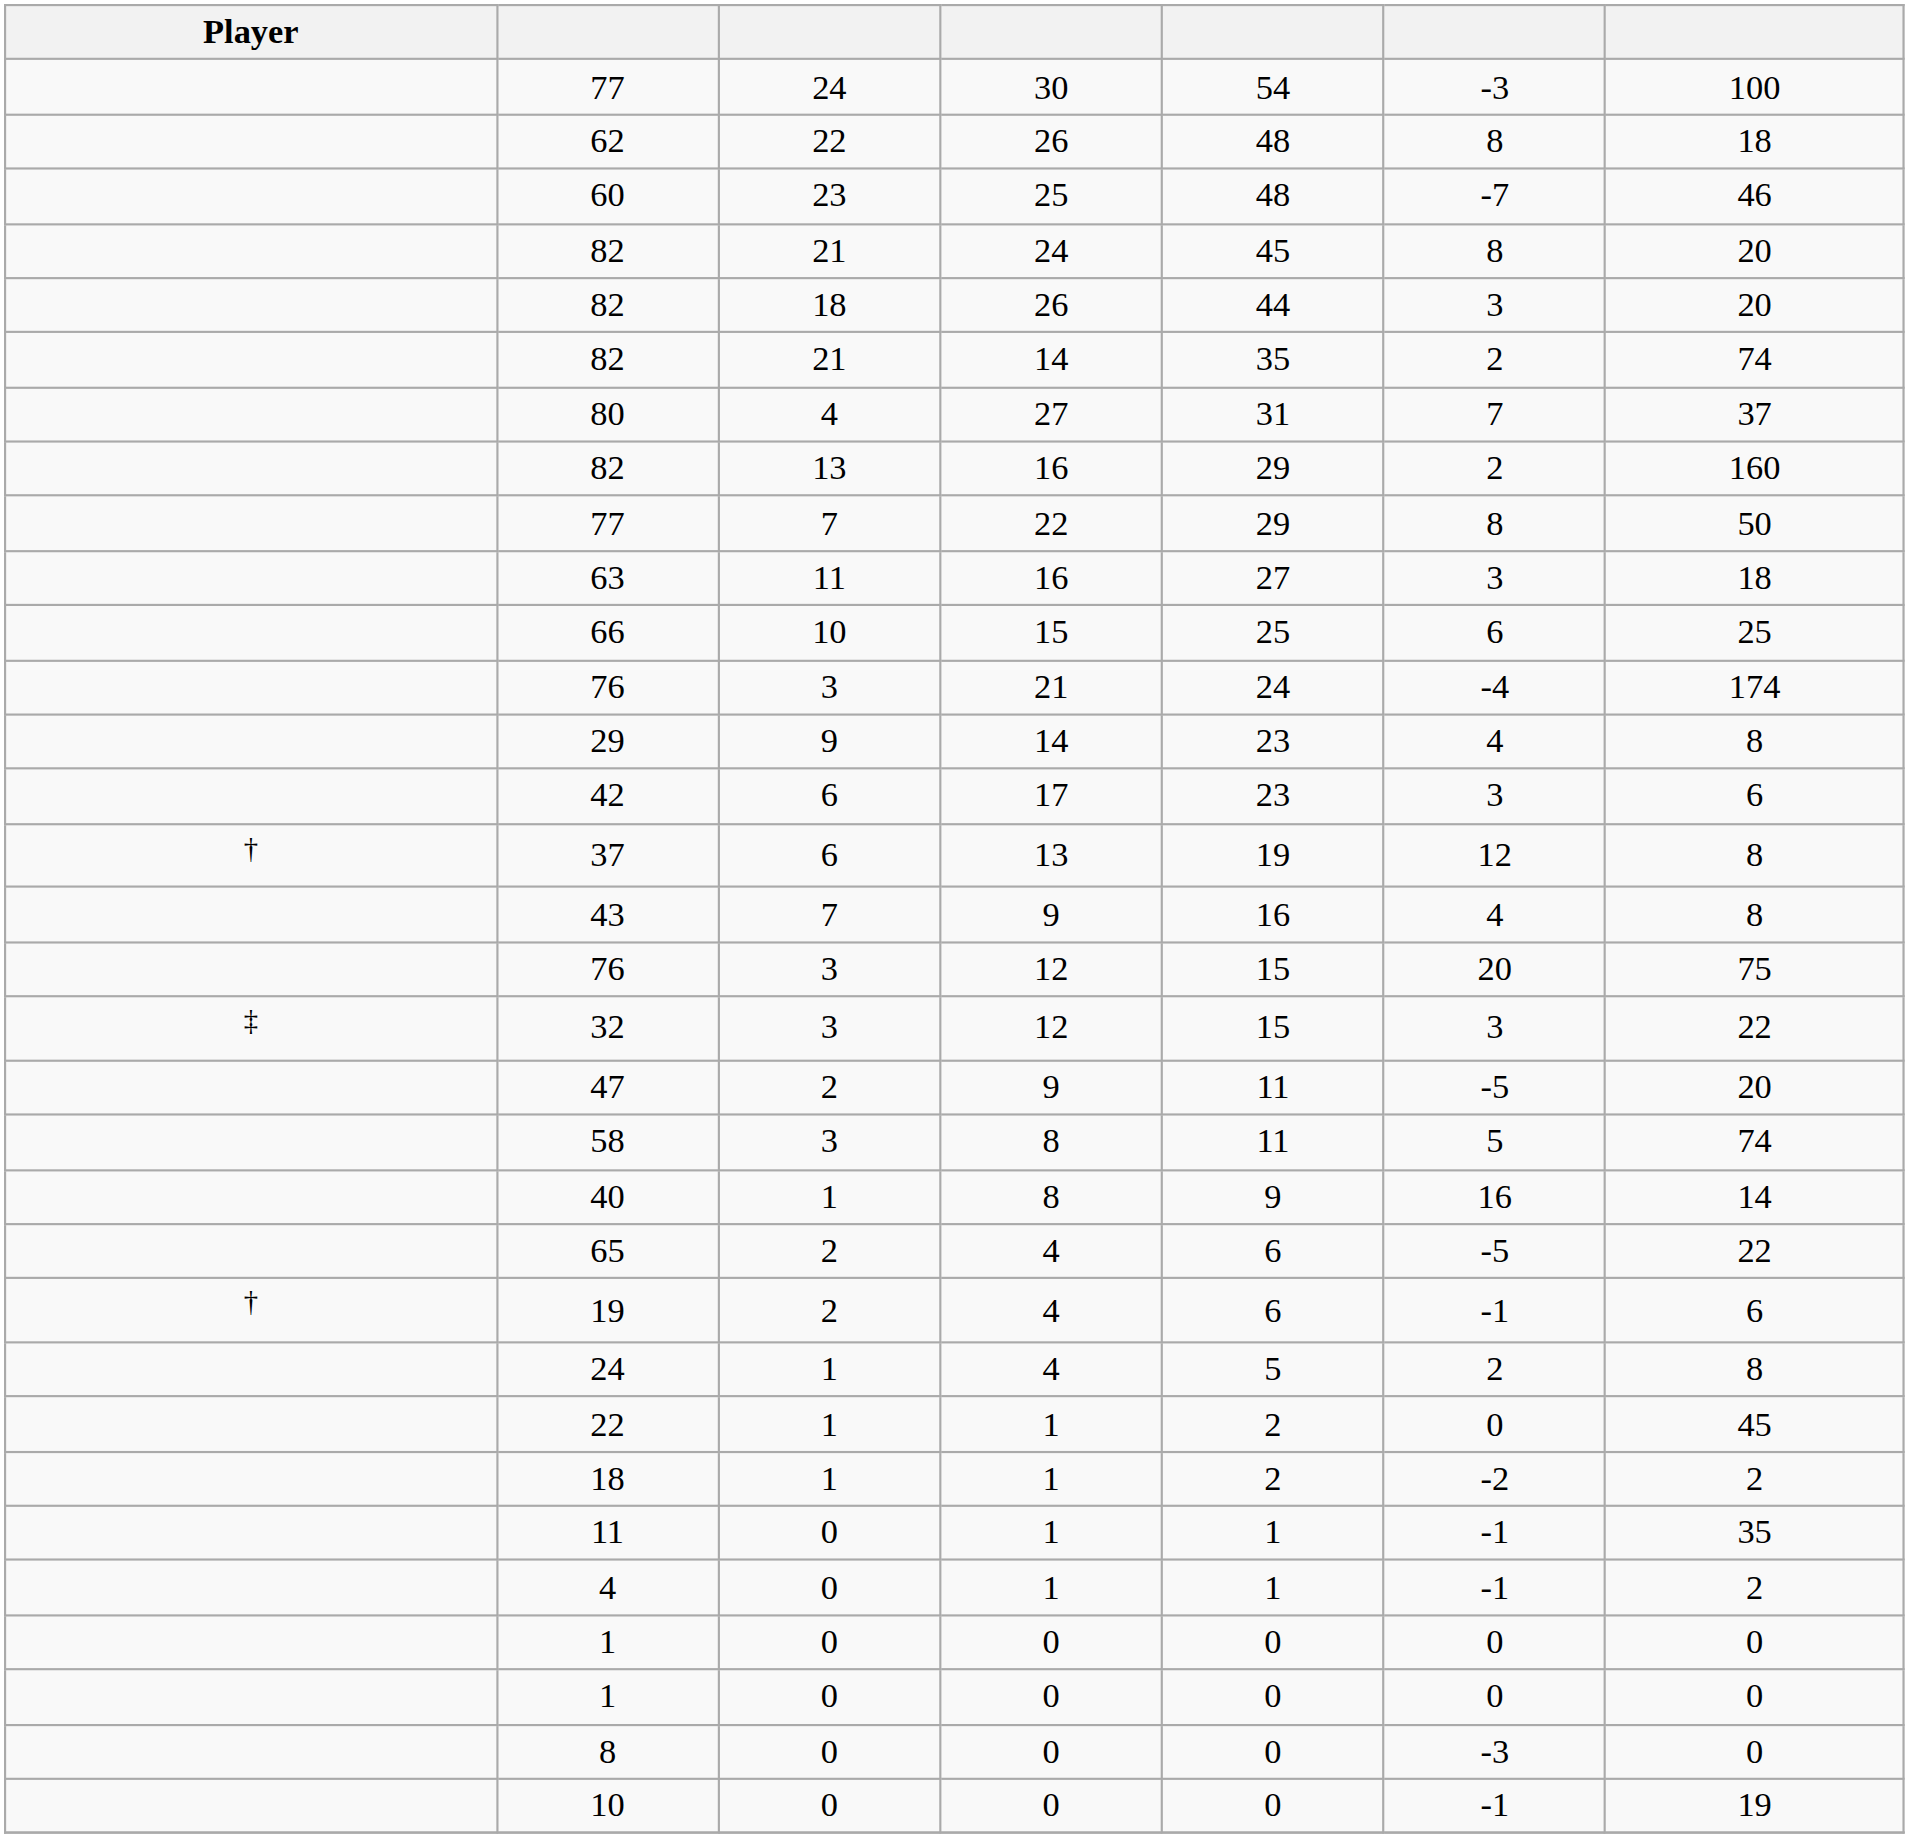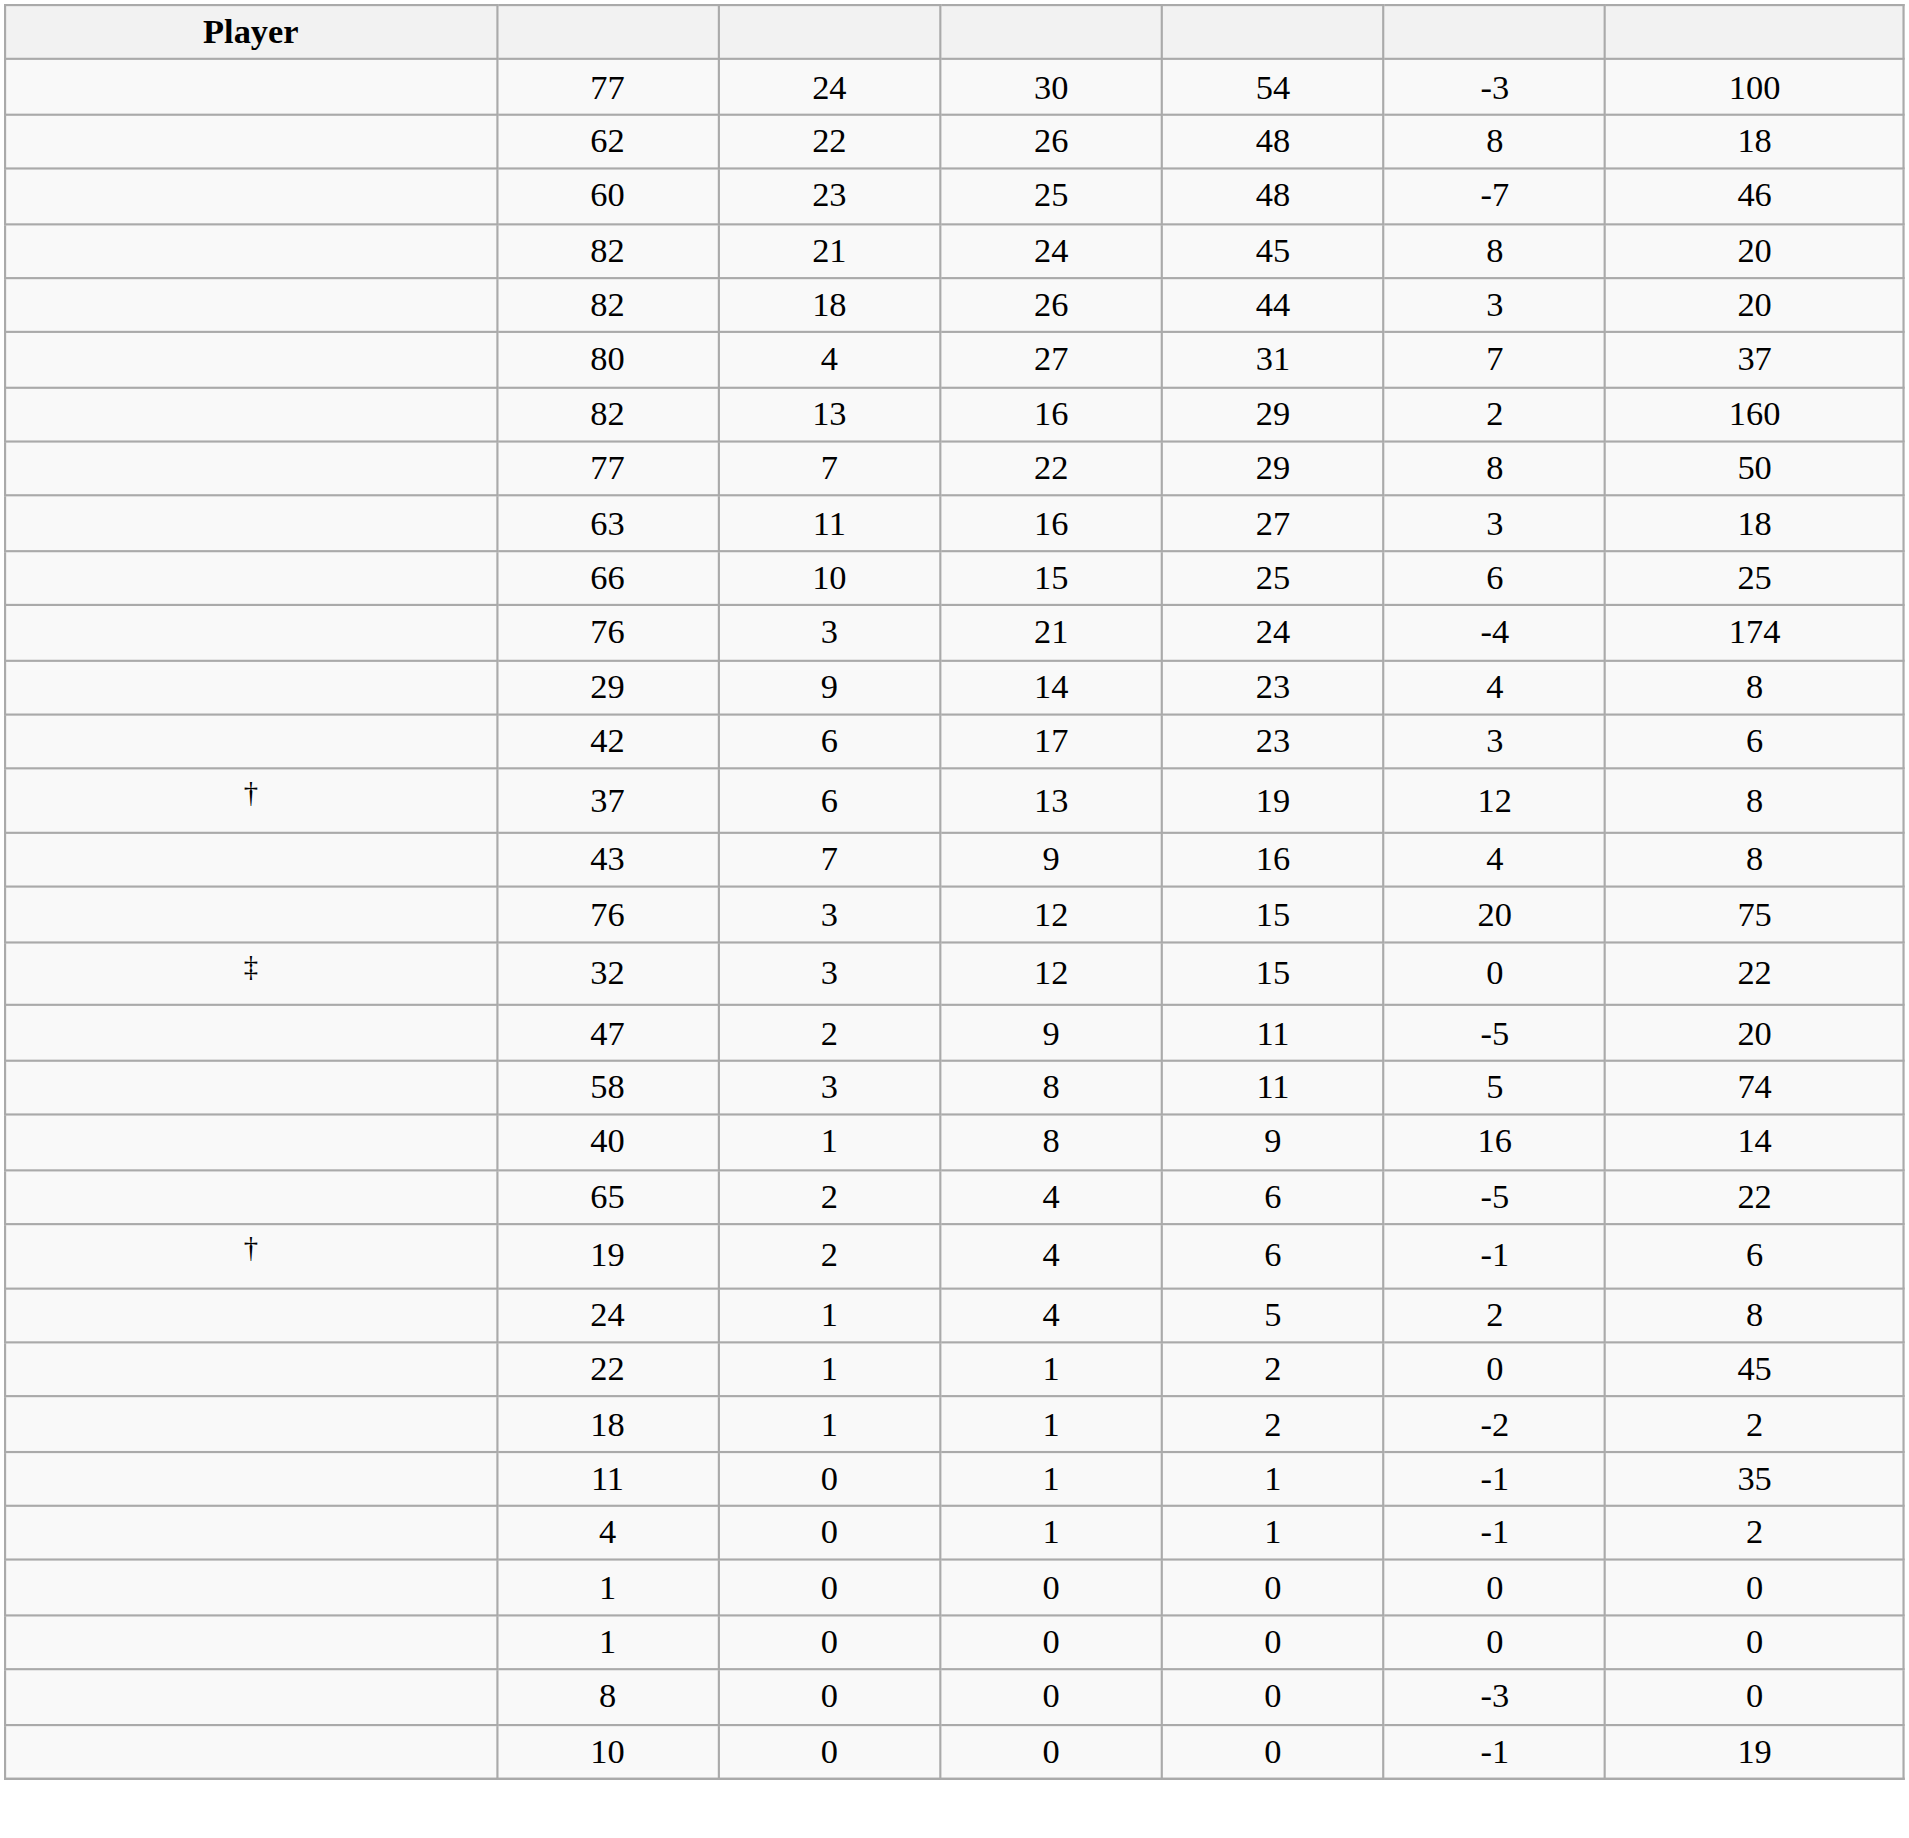- row: (608, 359)
(1495, 1027) 3 -> (1495, 973) 0
